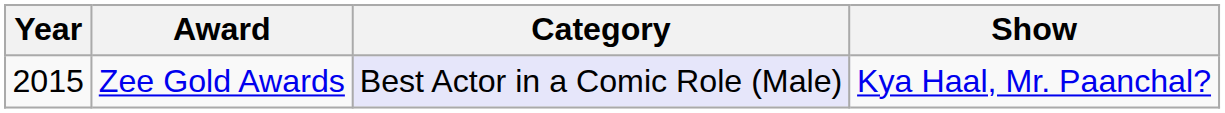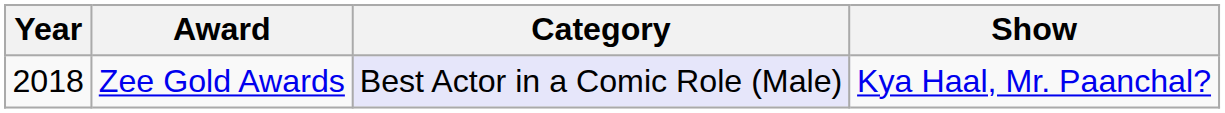(48, 81) 2015 -> (48, 81) 2018
